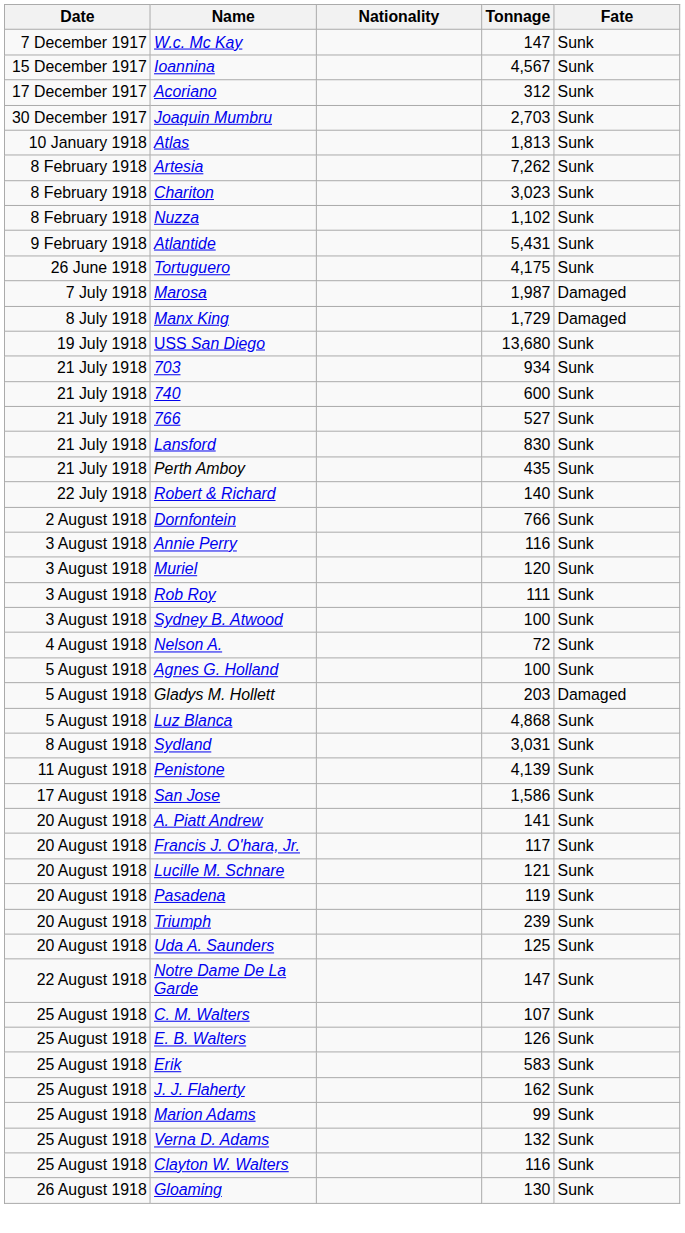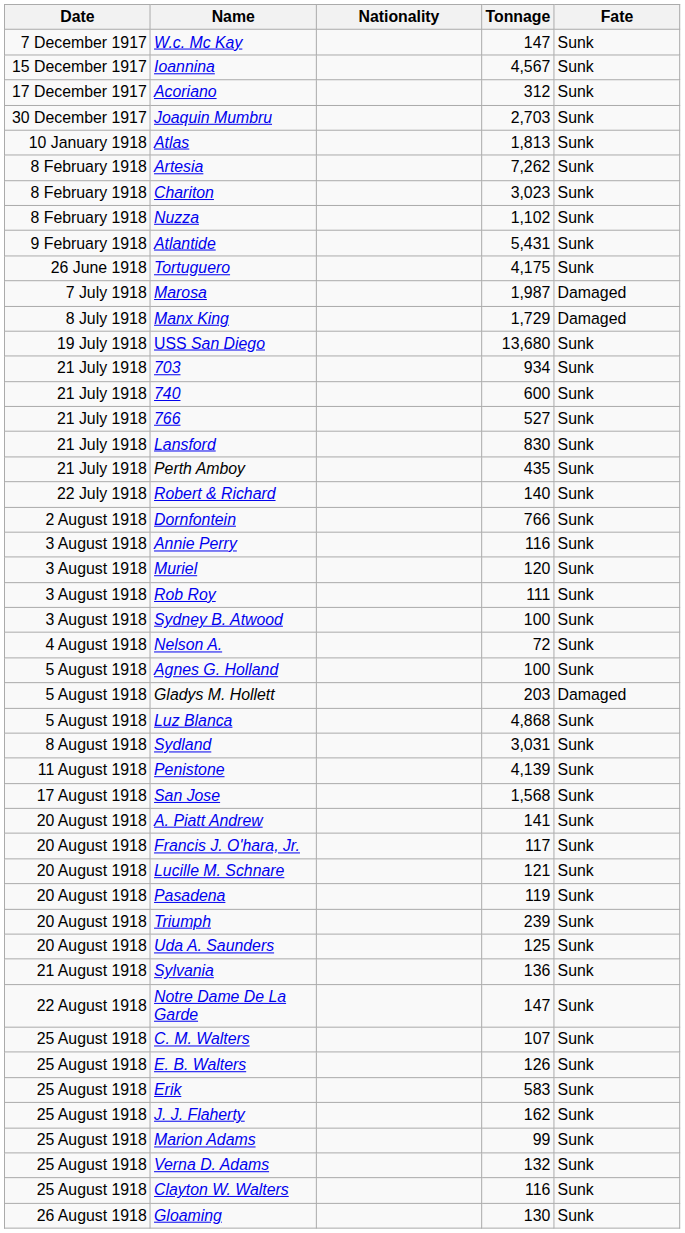(530, 795) 1,586 -> (530, 795) 1,568
+ row: (184, 971)
